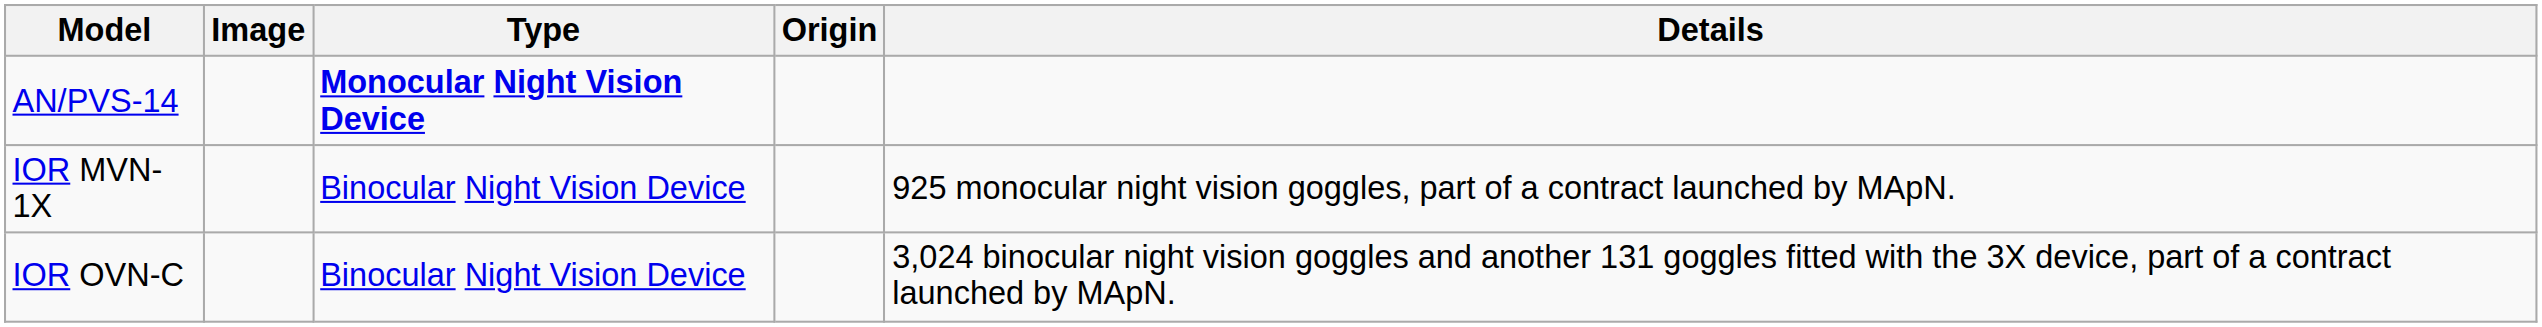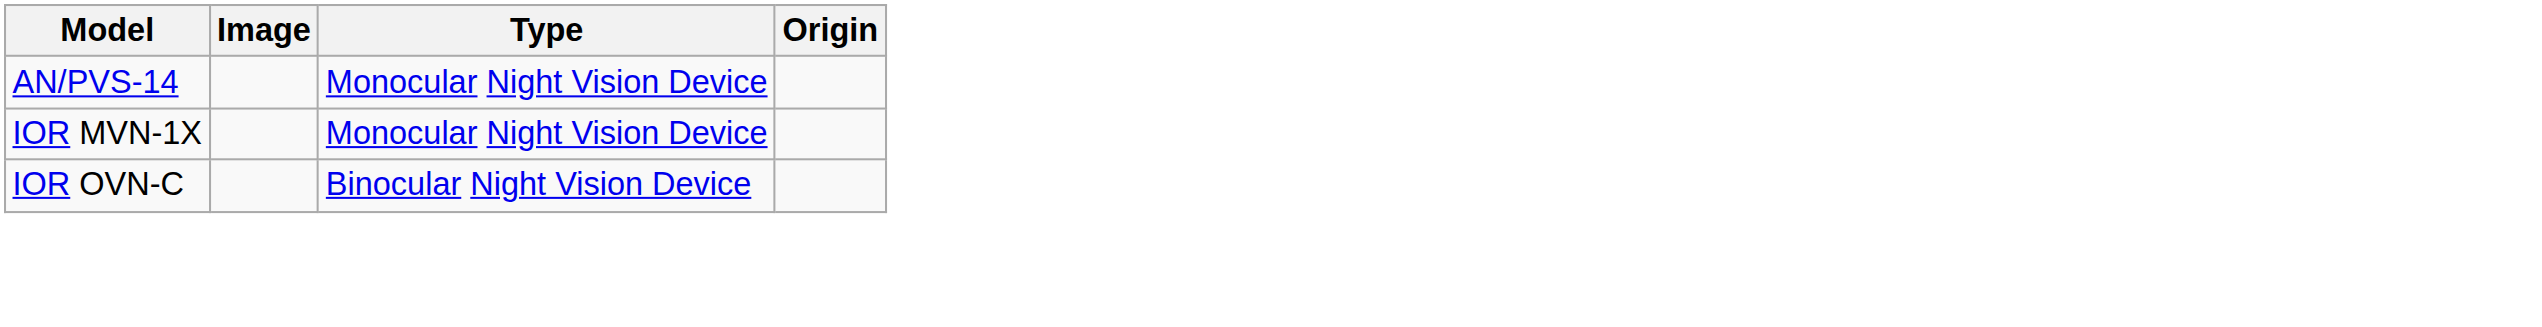- column: (1711, 30)
(501, 100) bold -> (547, 81) normal
(533, 188) Binocular Night Vision Device -> (547, 133) Monocular Night Vision Device
